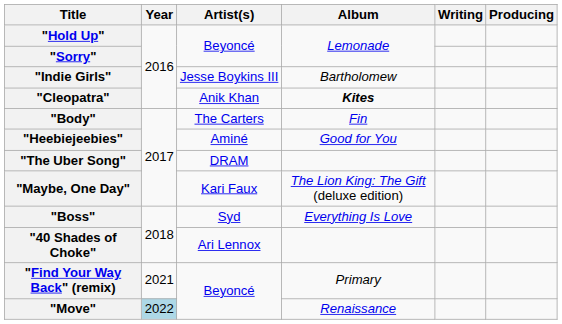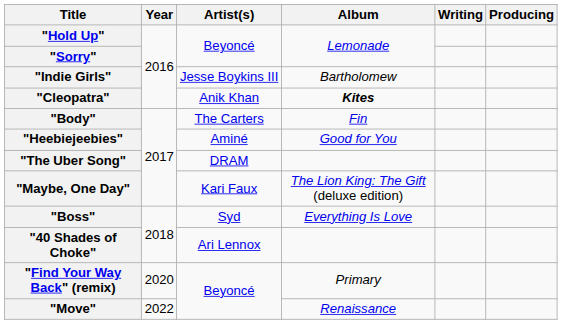(159, 280) 2021 -> (159, 280) 2020
(159, 308) lightblue background -> (159, 308) no background
